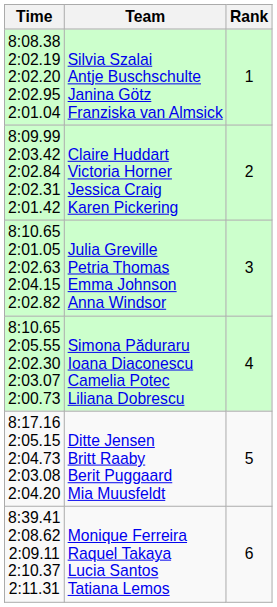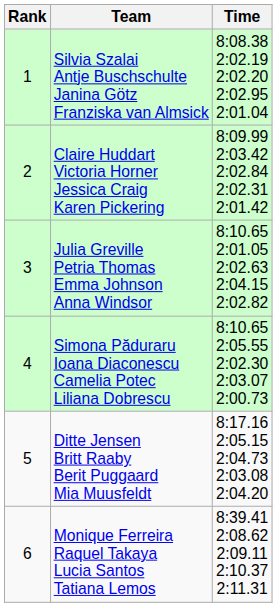columns swapped: (249, 16) <-> (34, 16)
